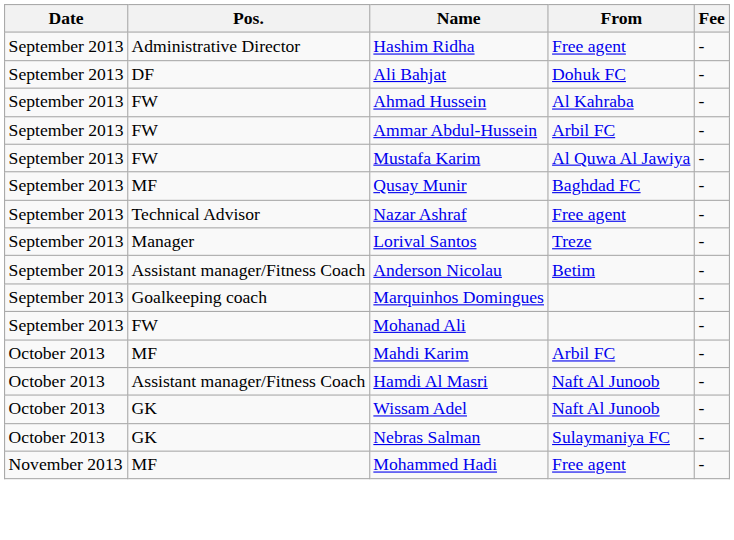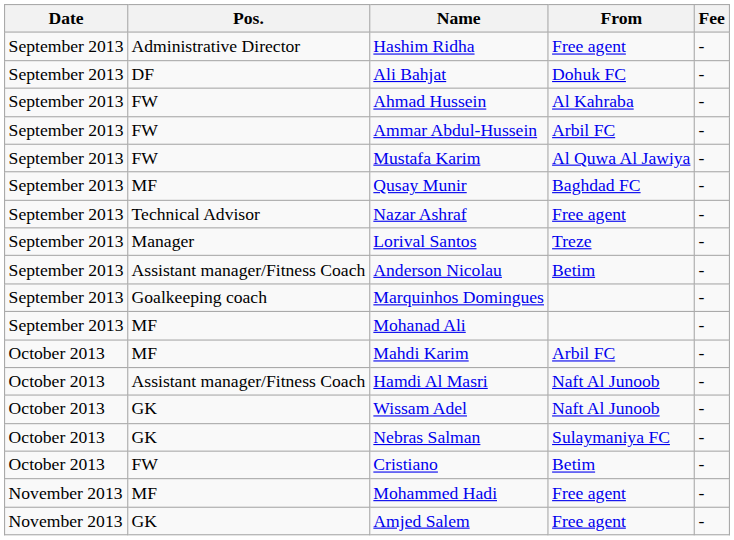(145, 325) FW -> (144, 325) MF
+ row: (406, 465)
+ row: (422, 520)
